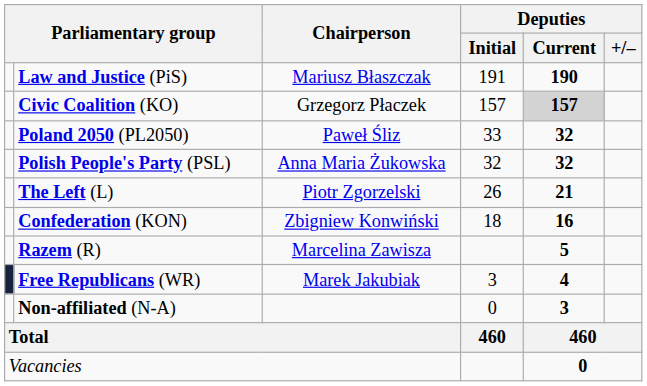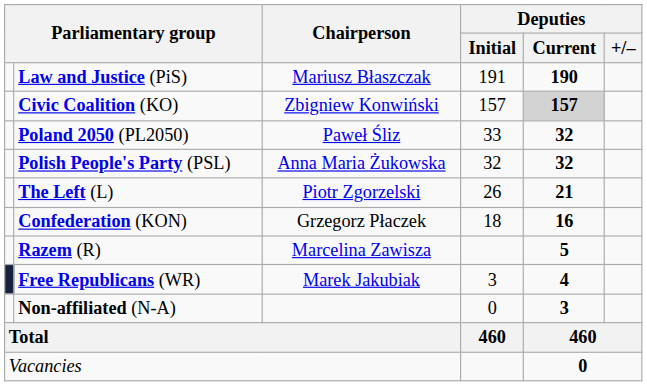(361, 105) Grzegorz Płaczek -> (361, 105) Zbigniew Konwiński
(361, 221) Zbigniew Konwiński -> (361, 221) Grzegorz Płaczek
